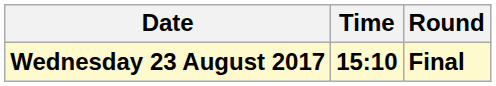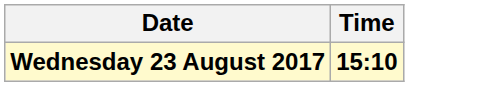- column: (447, 23)
